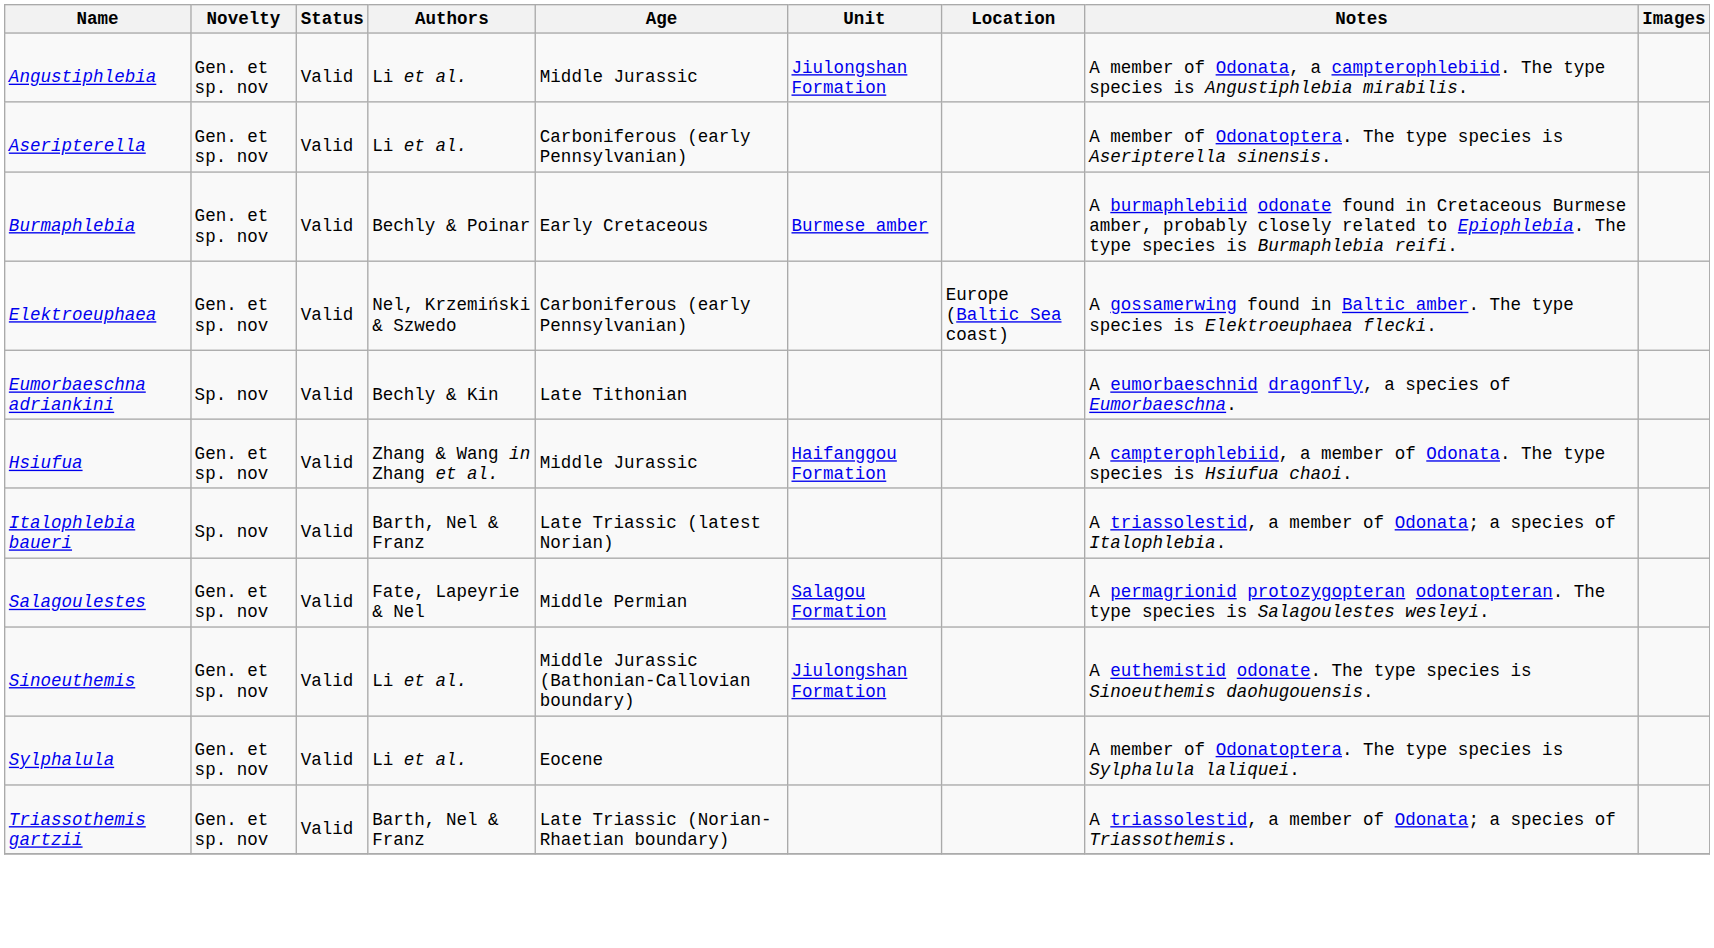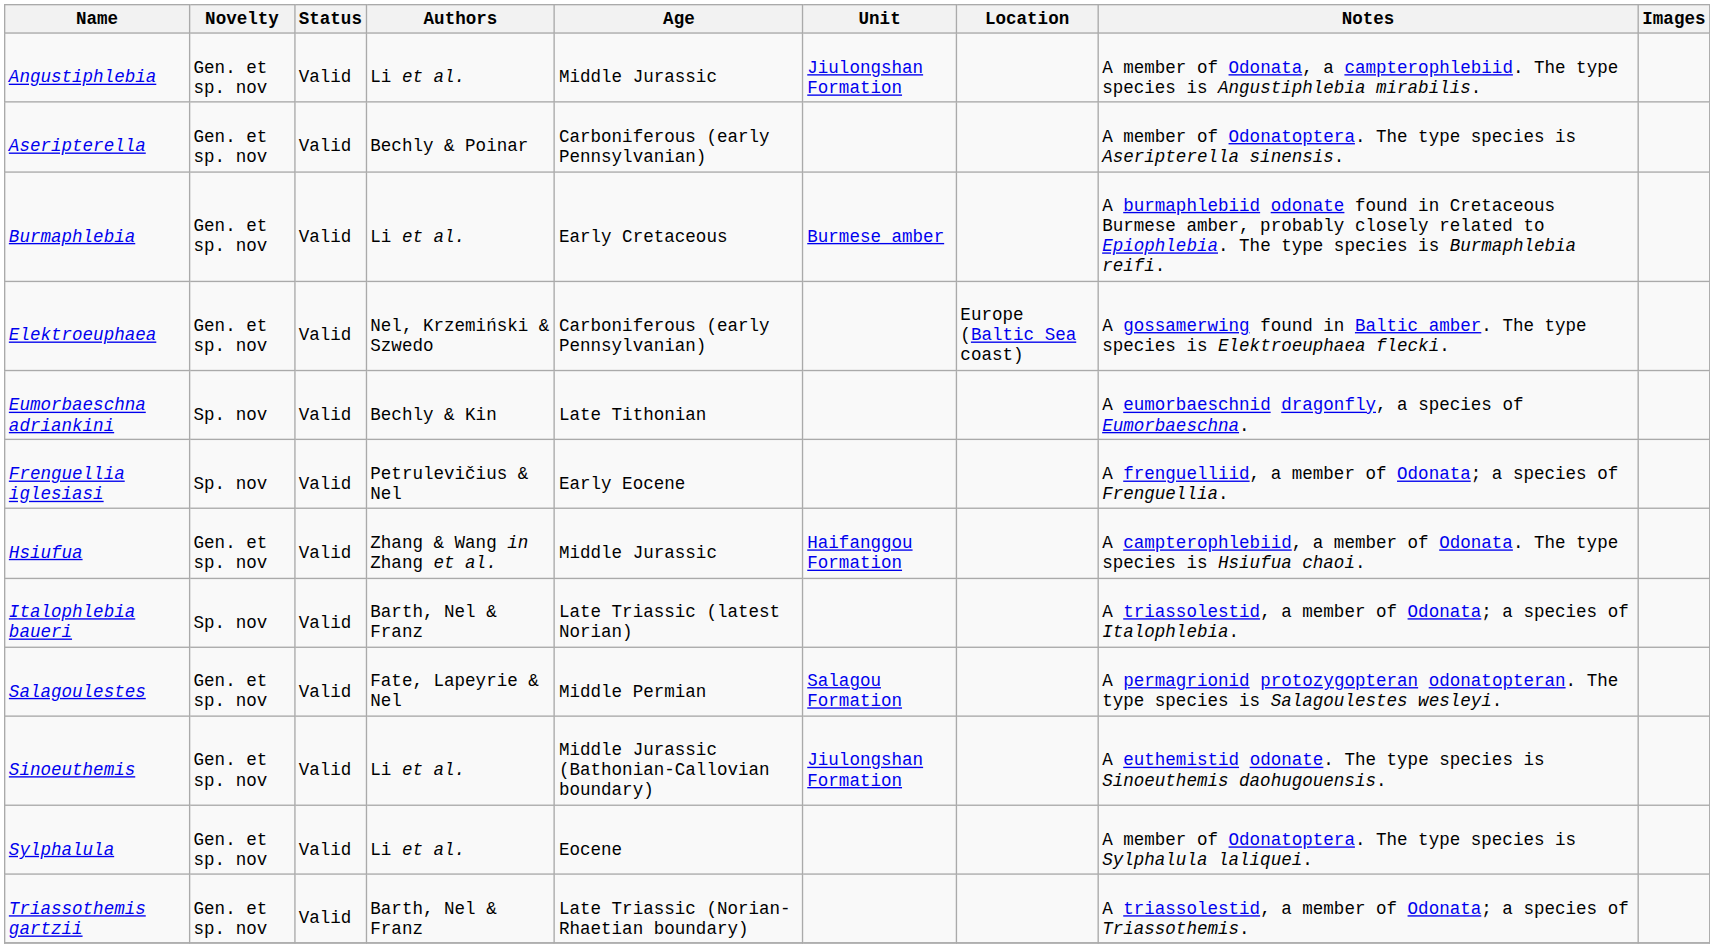(420, 147) Li et al. -> (449, 147) Bechly & Poinar
(451, 226) Bechly & Poinar -> (418, 236) Li et al.
+ row: (67, 484)
